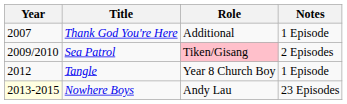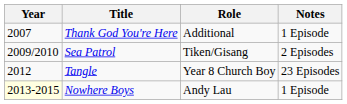(216, 52) pink background -> (216, 52) no background
(305, 71) 1 Episode -> (310, 71) 23 Episodes
(310, 90) 23 Episodes -> (305, 90) 1 Episode
